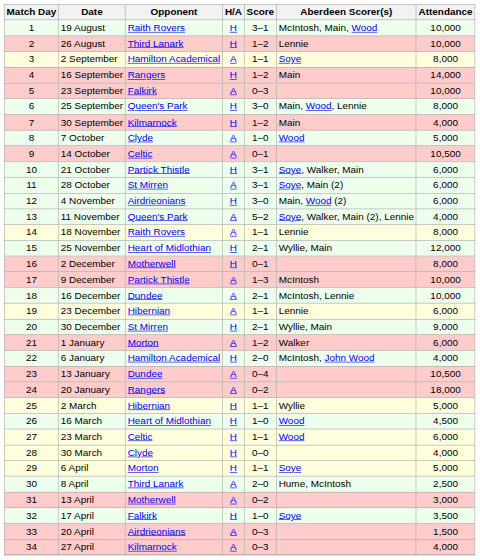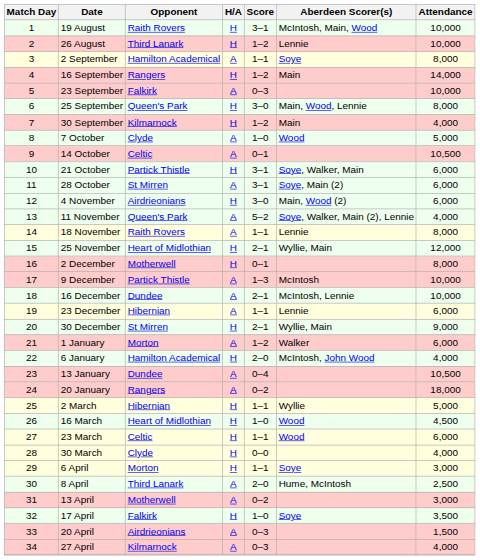(446, 468) 5,000 -> (446, 468) 3,000
